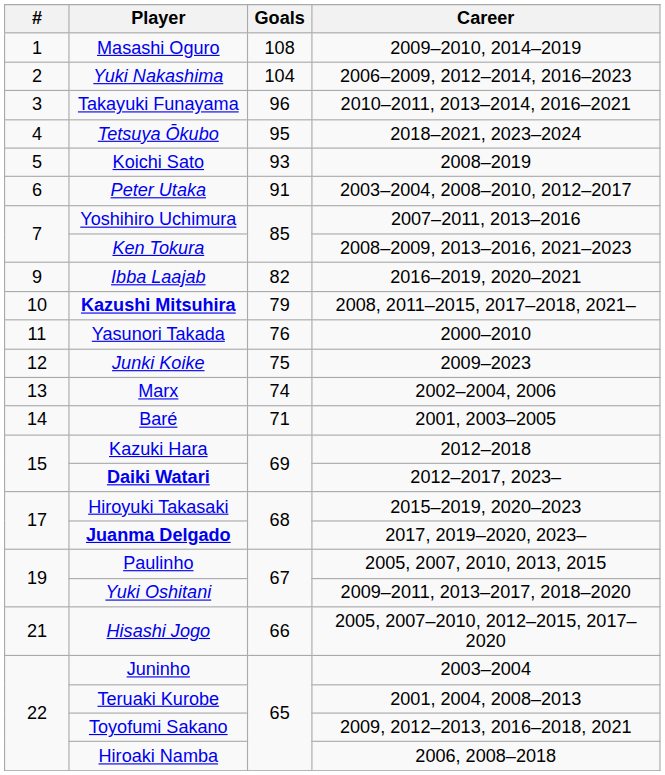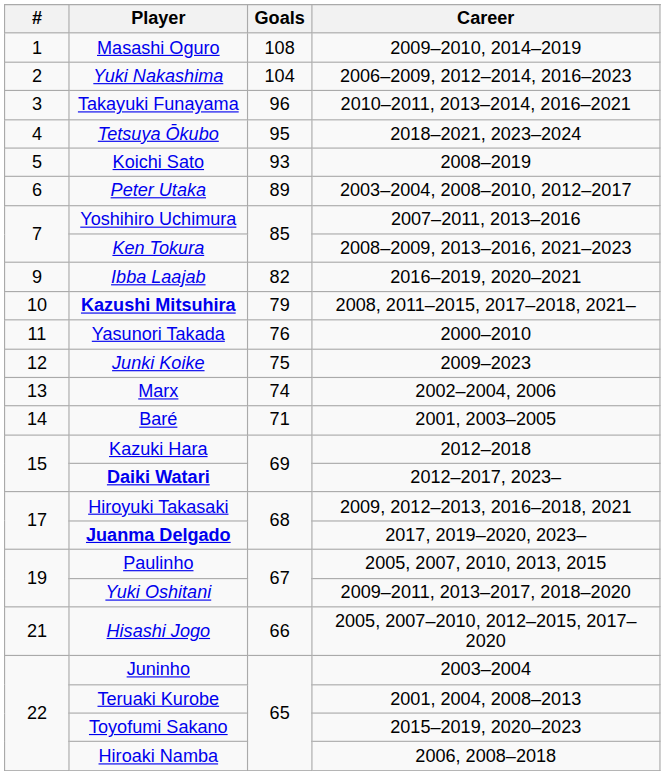(280, 190) 91 -> (280, 190) 89
(486, 506) 2015–2019, 2020–2023 -> (486, 506) 2009, 2012–2013, 2016–2018, 2021
(486, 727) 2009, 2012–2013, 2016–2018, 2021 -> (486, 727) 2015–2019, 2020–2023
